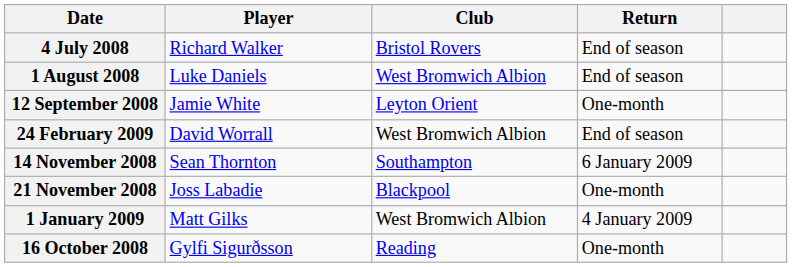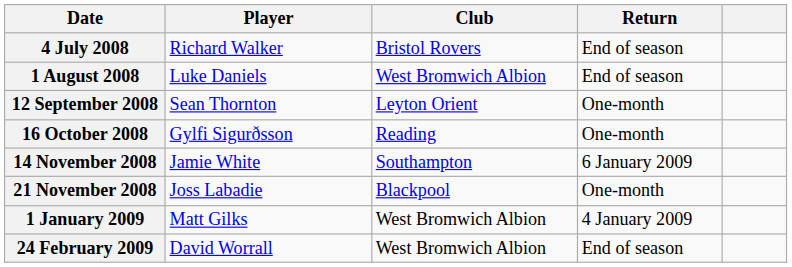(215, 104) Jamie White -> (223, 104) Sean Thornton
rows swapped: (85, 248) <-> (85, 133)
(223, 162) Sean Thornton -> (215, 162) Jamie White
